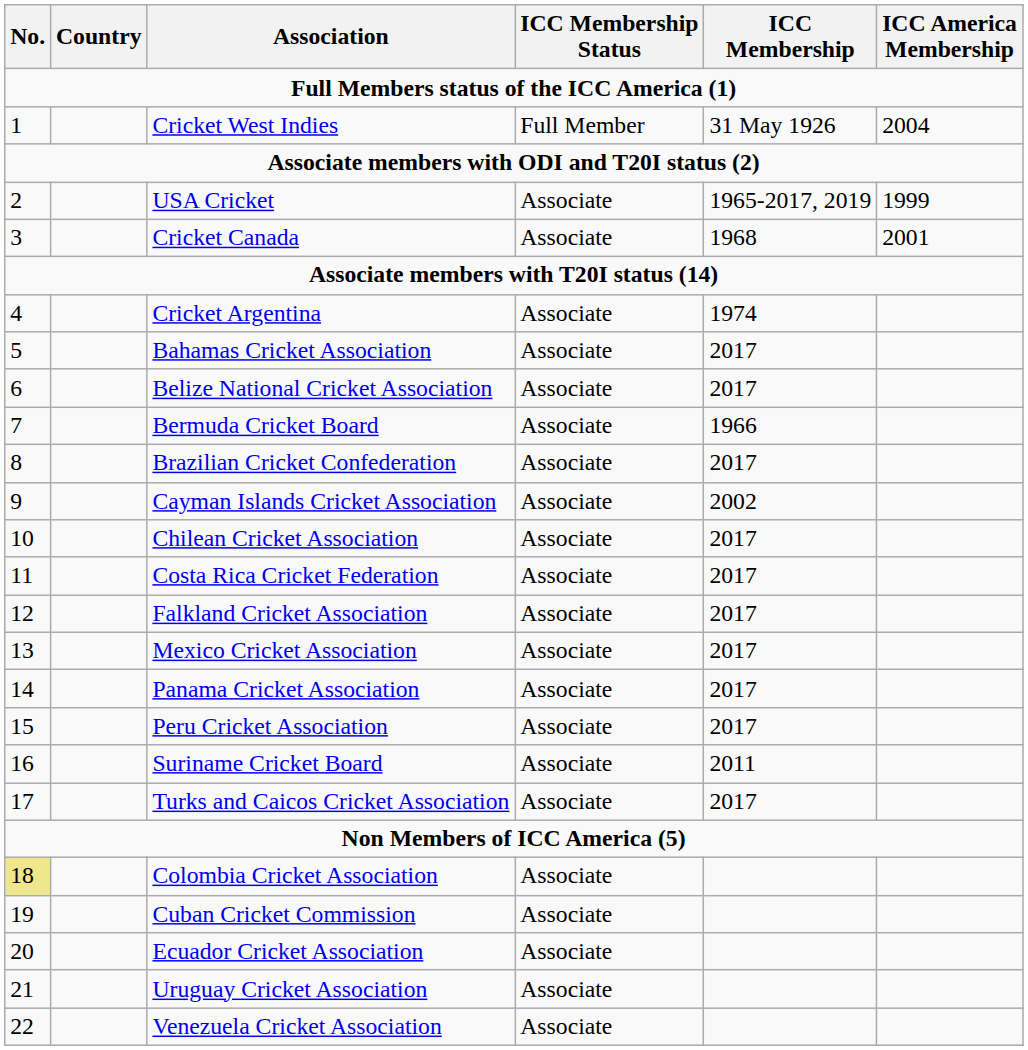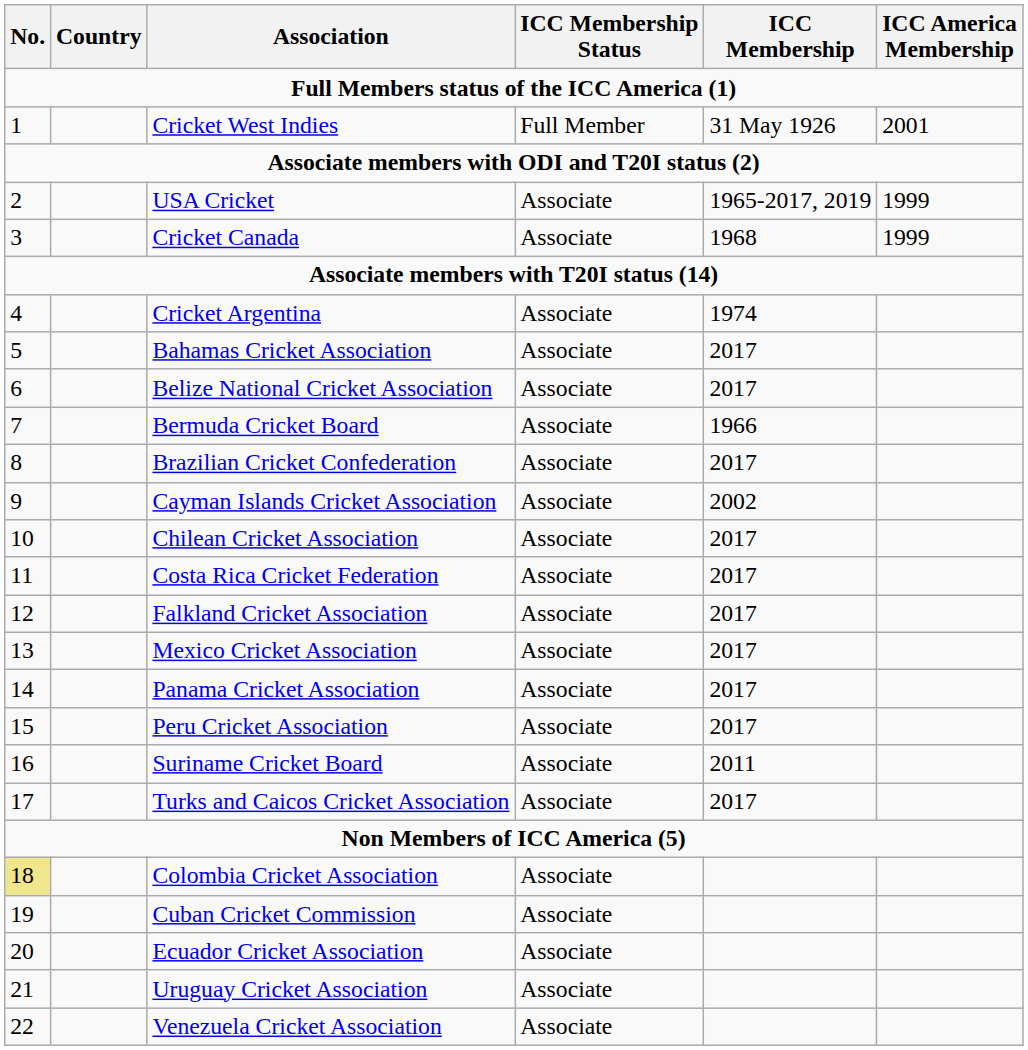(906, 125) 2004 -> (906, 125) 2001
(906, 237) 2001 -> (906, 237) 1999
